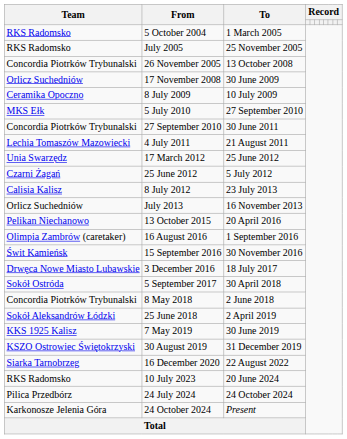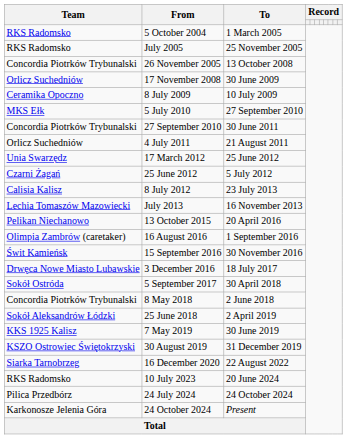(68, 142) Lechia Tomaszów Mazowiecki -> (45, 142) Orlicz Suchedniów
(45, 205) Orlicz Suchedniów -> (68, 205) Lechia Tomaszów Mazowiecki
